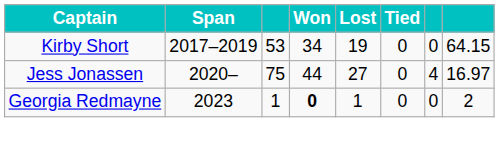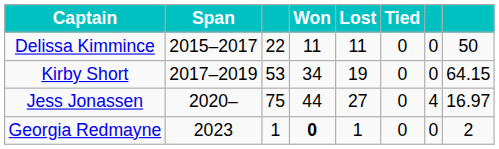+ row: (85, 46)
